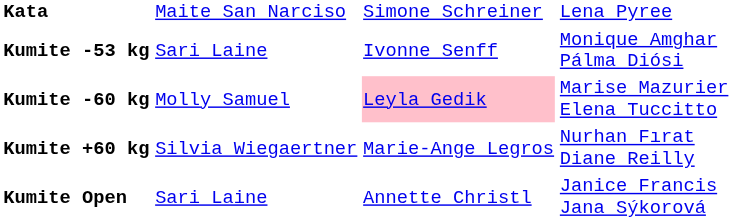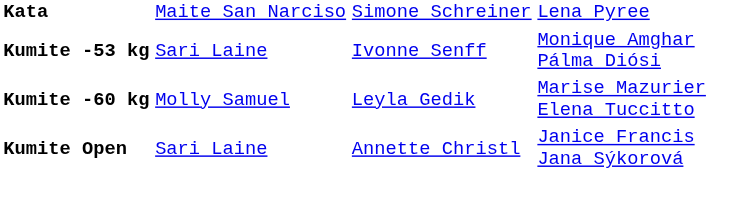(425, 99) pink background -> (414, 99) no background
- row: (76, 148)
